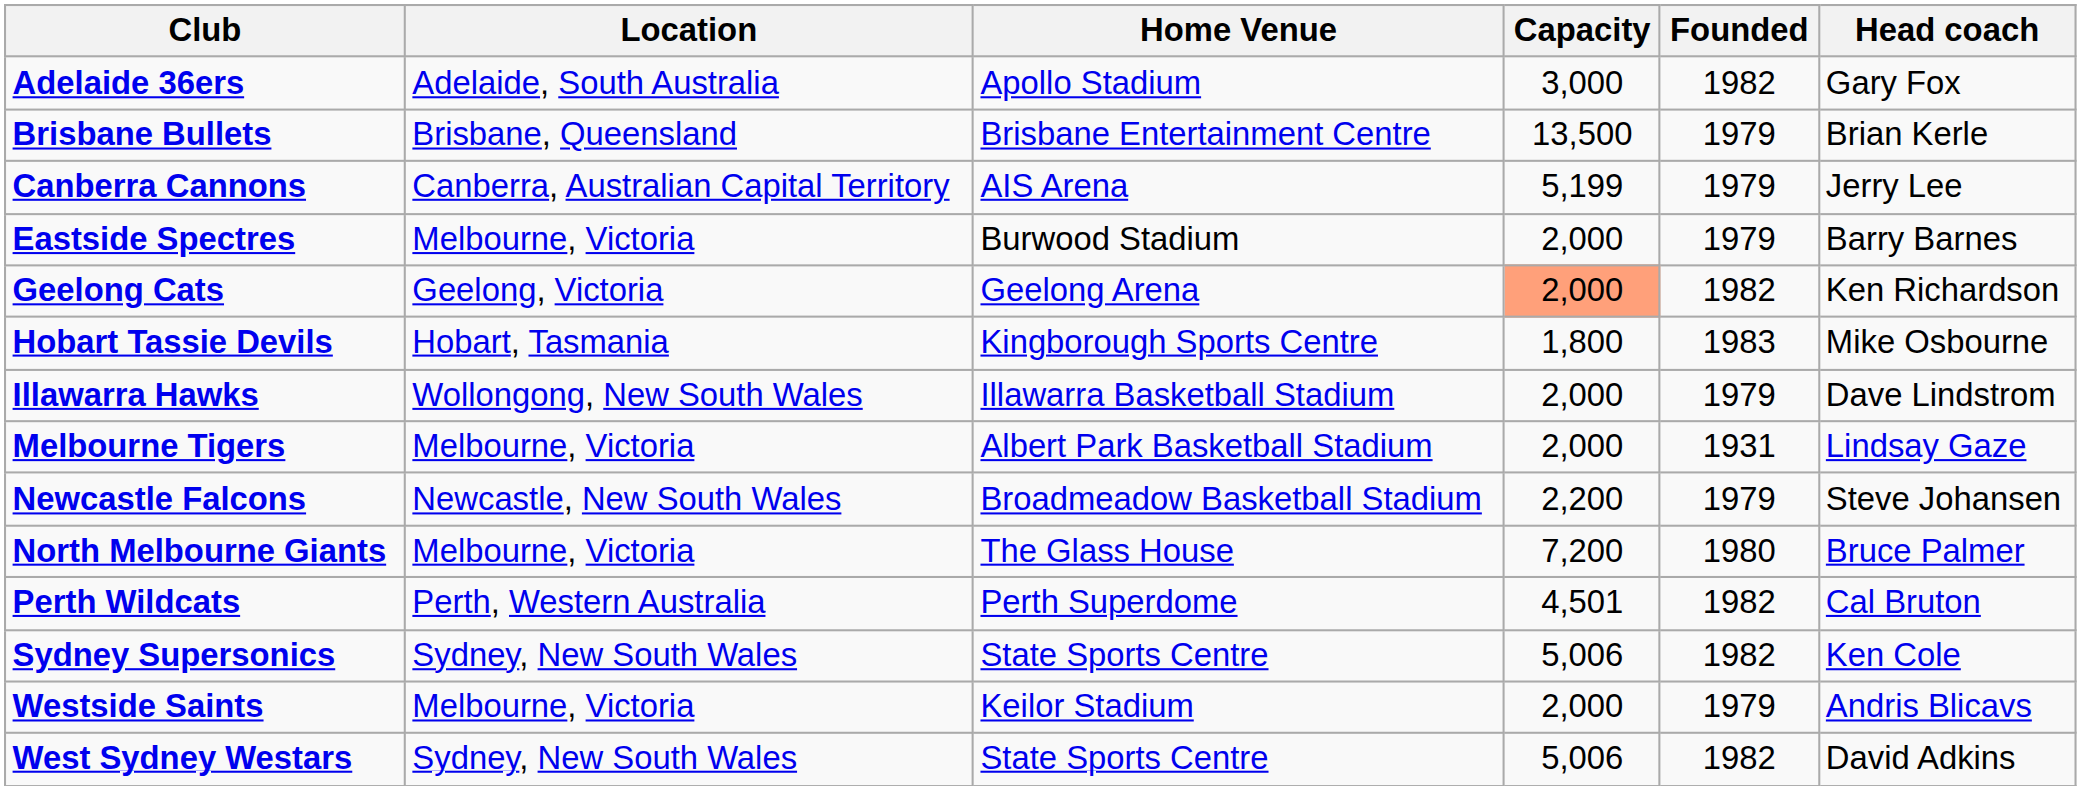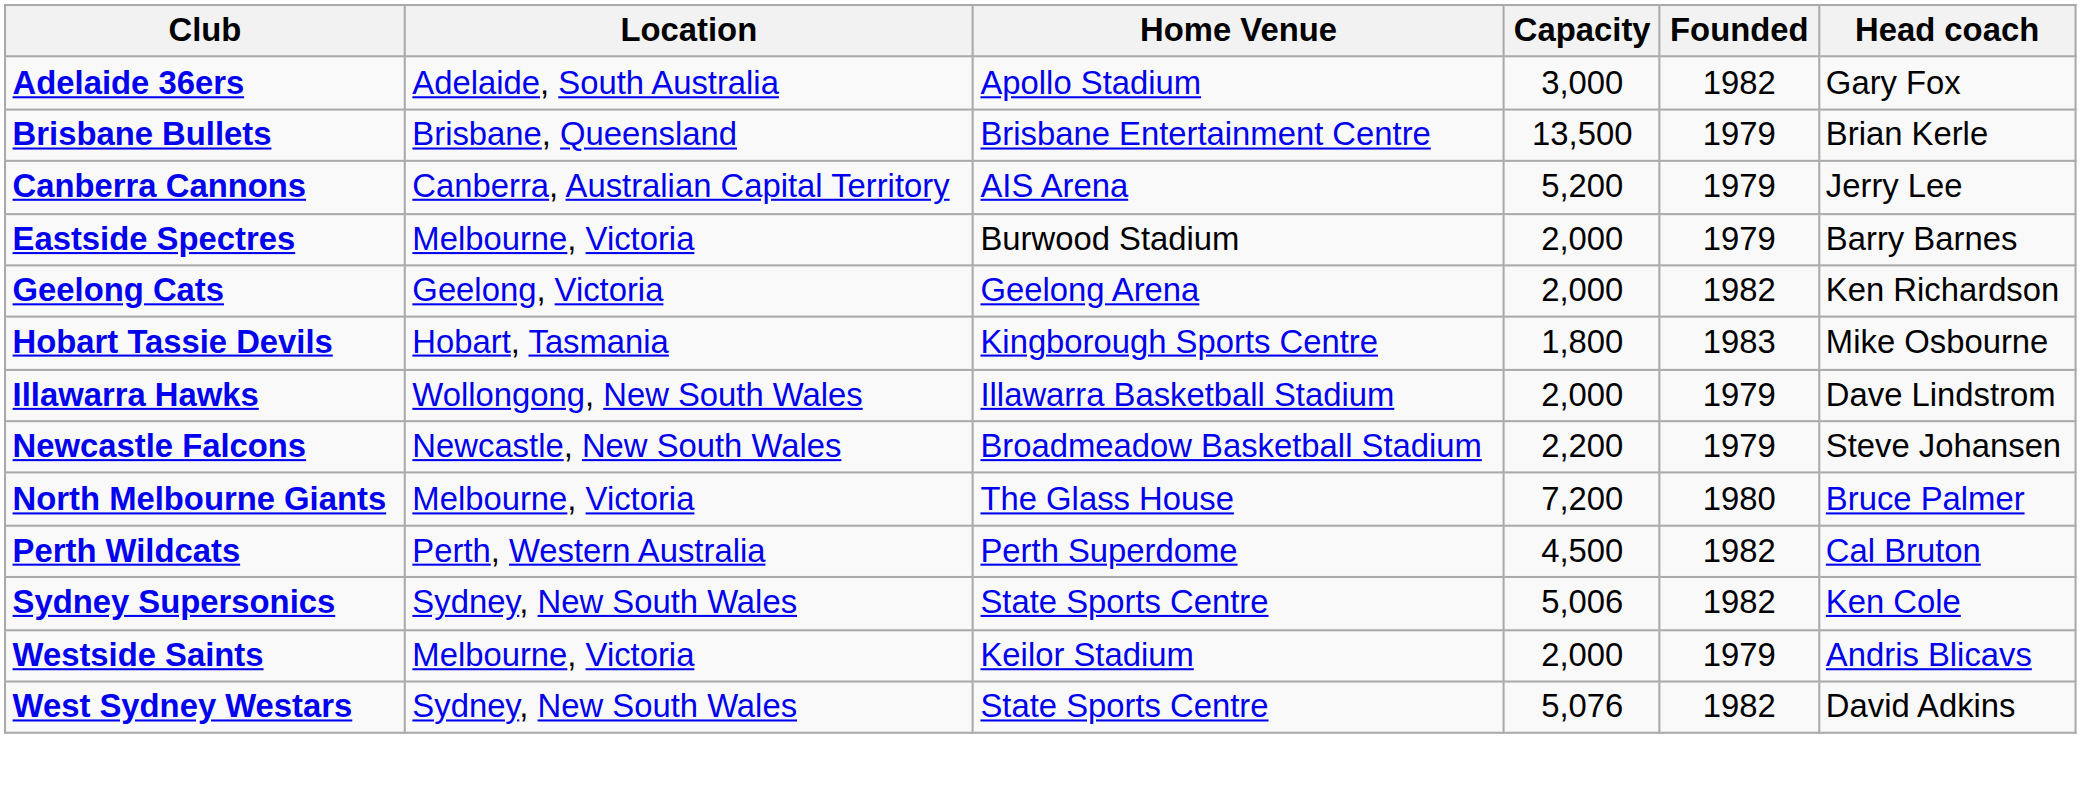(1582, 186) 5,199 -> (1582, 186) 5,200
(1582, 290) lightsalmon background -> (1582, 290) no background
- row: (149, 446)
(1582, 602) 4,501 -> (1582, 550) 4,500
(1582, 758) 5,006 -> (1582, 706) 5,076
